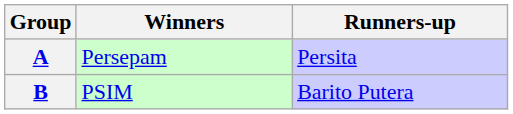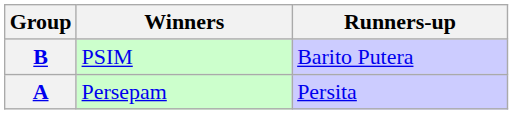rows swapped: (41, 56) <-> (41, 91)
